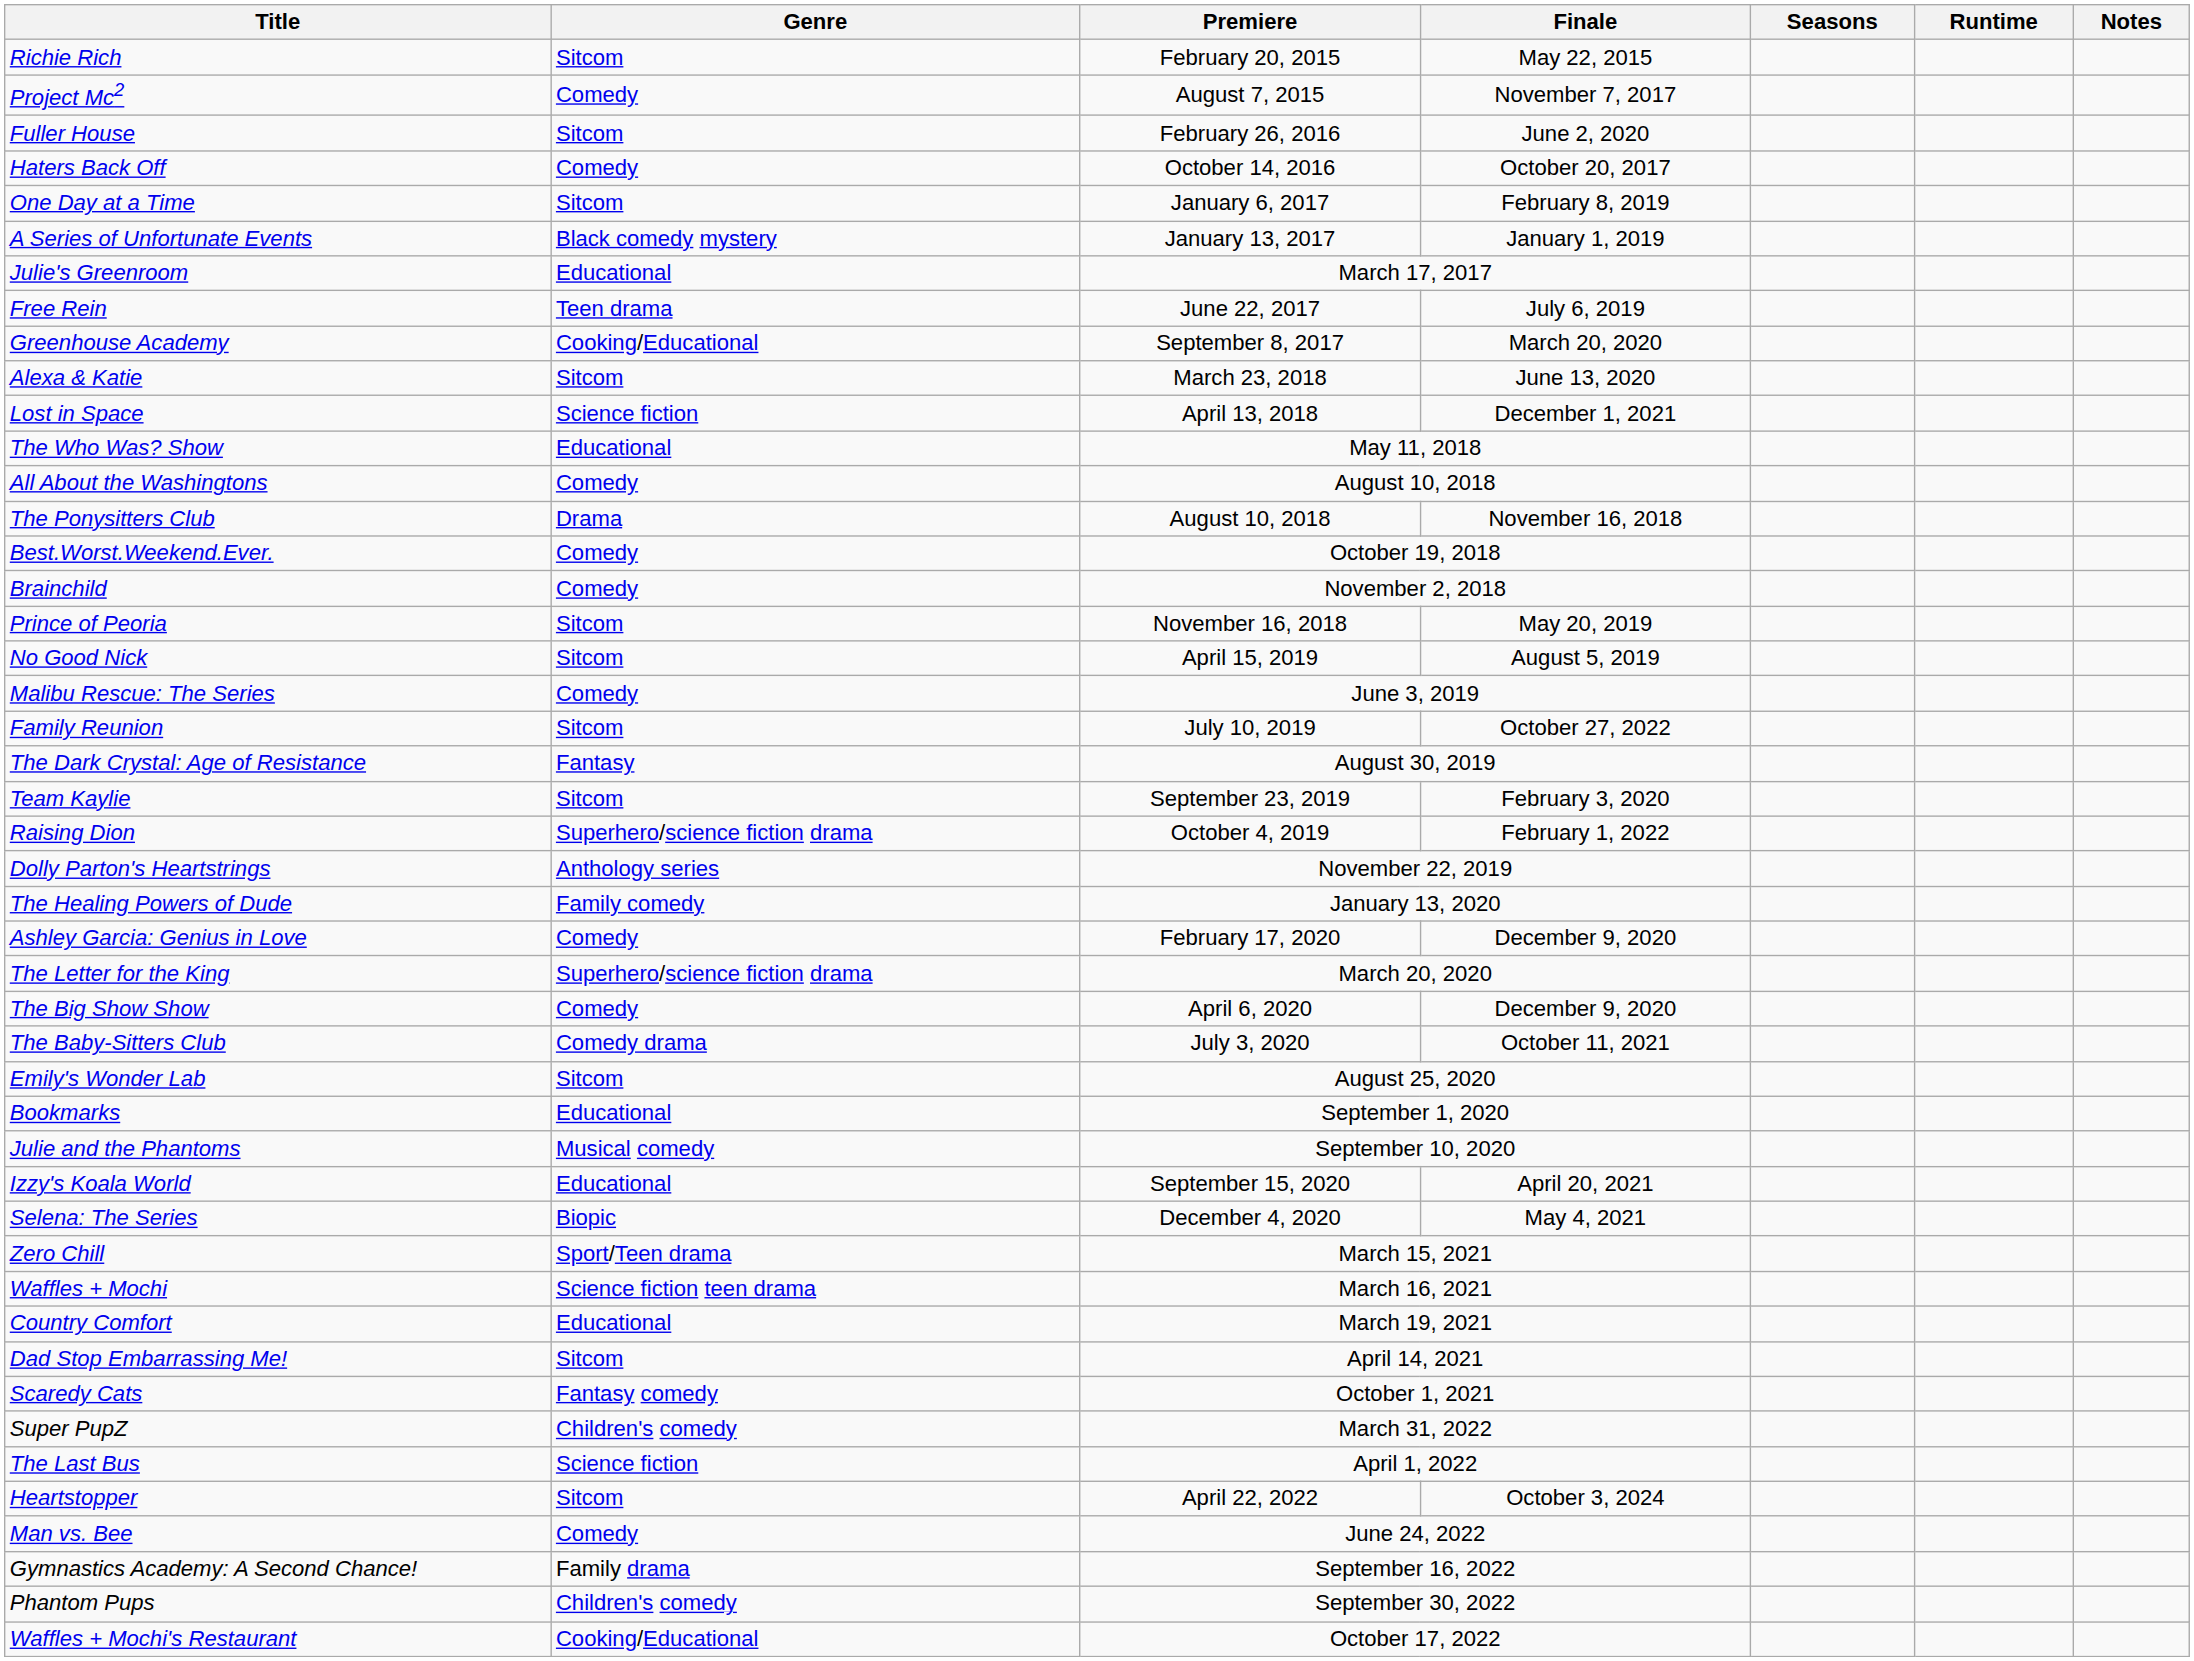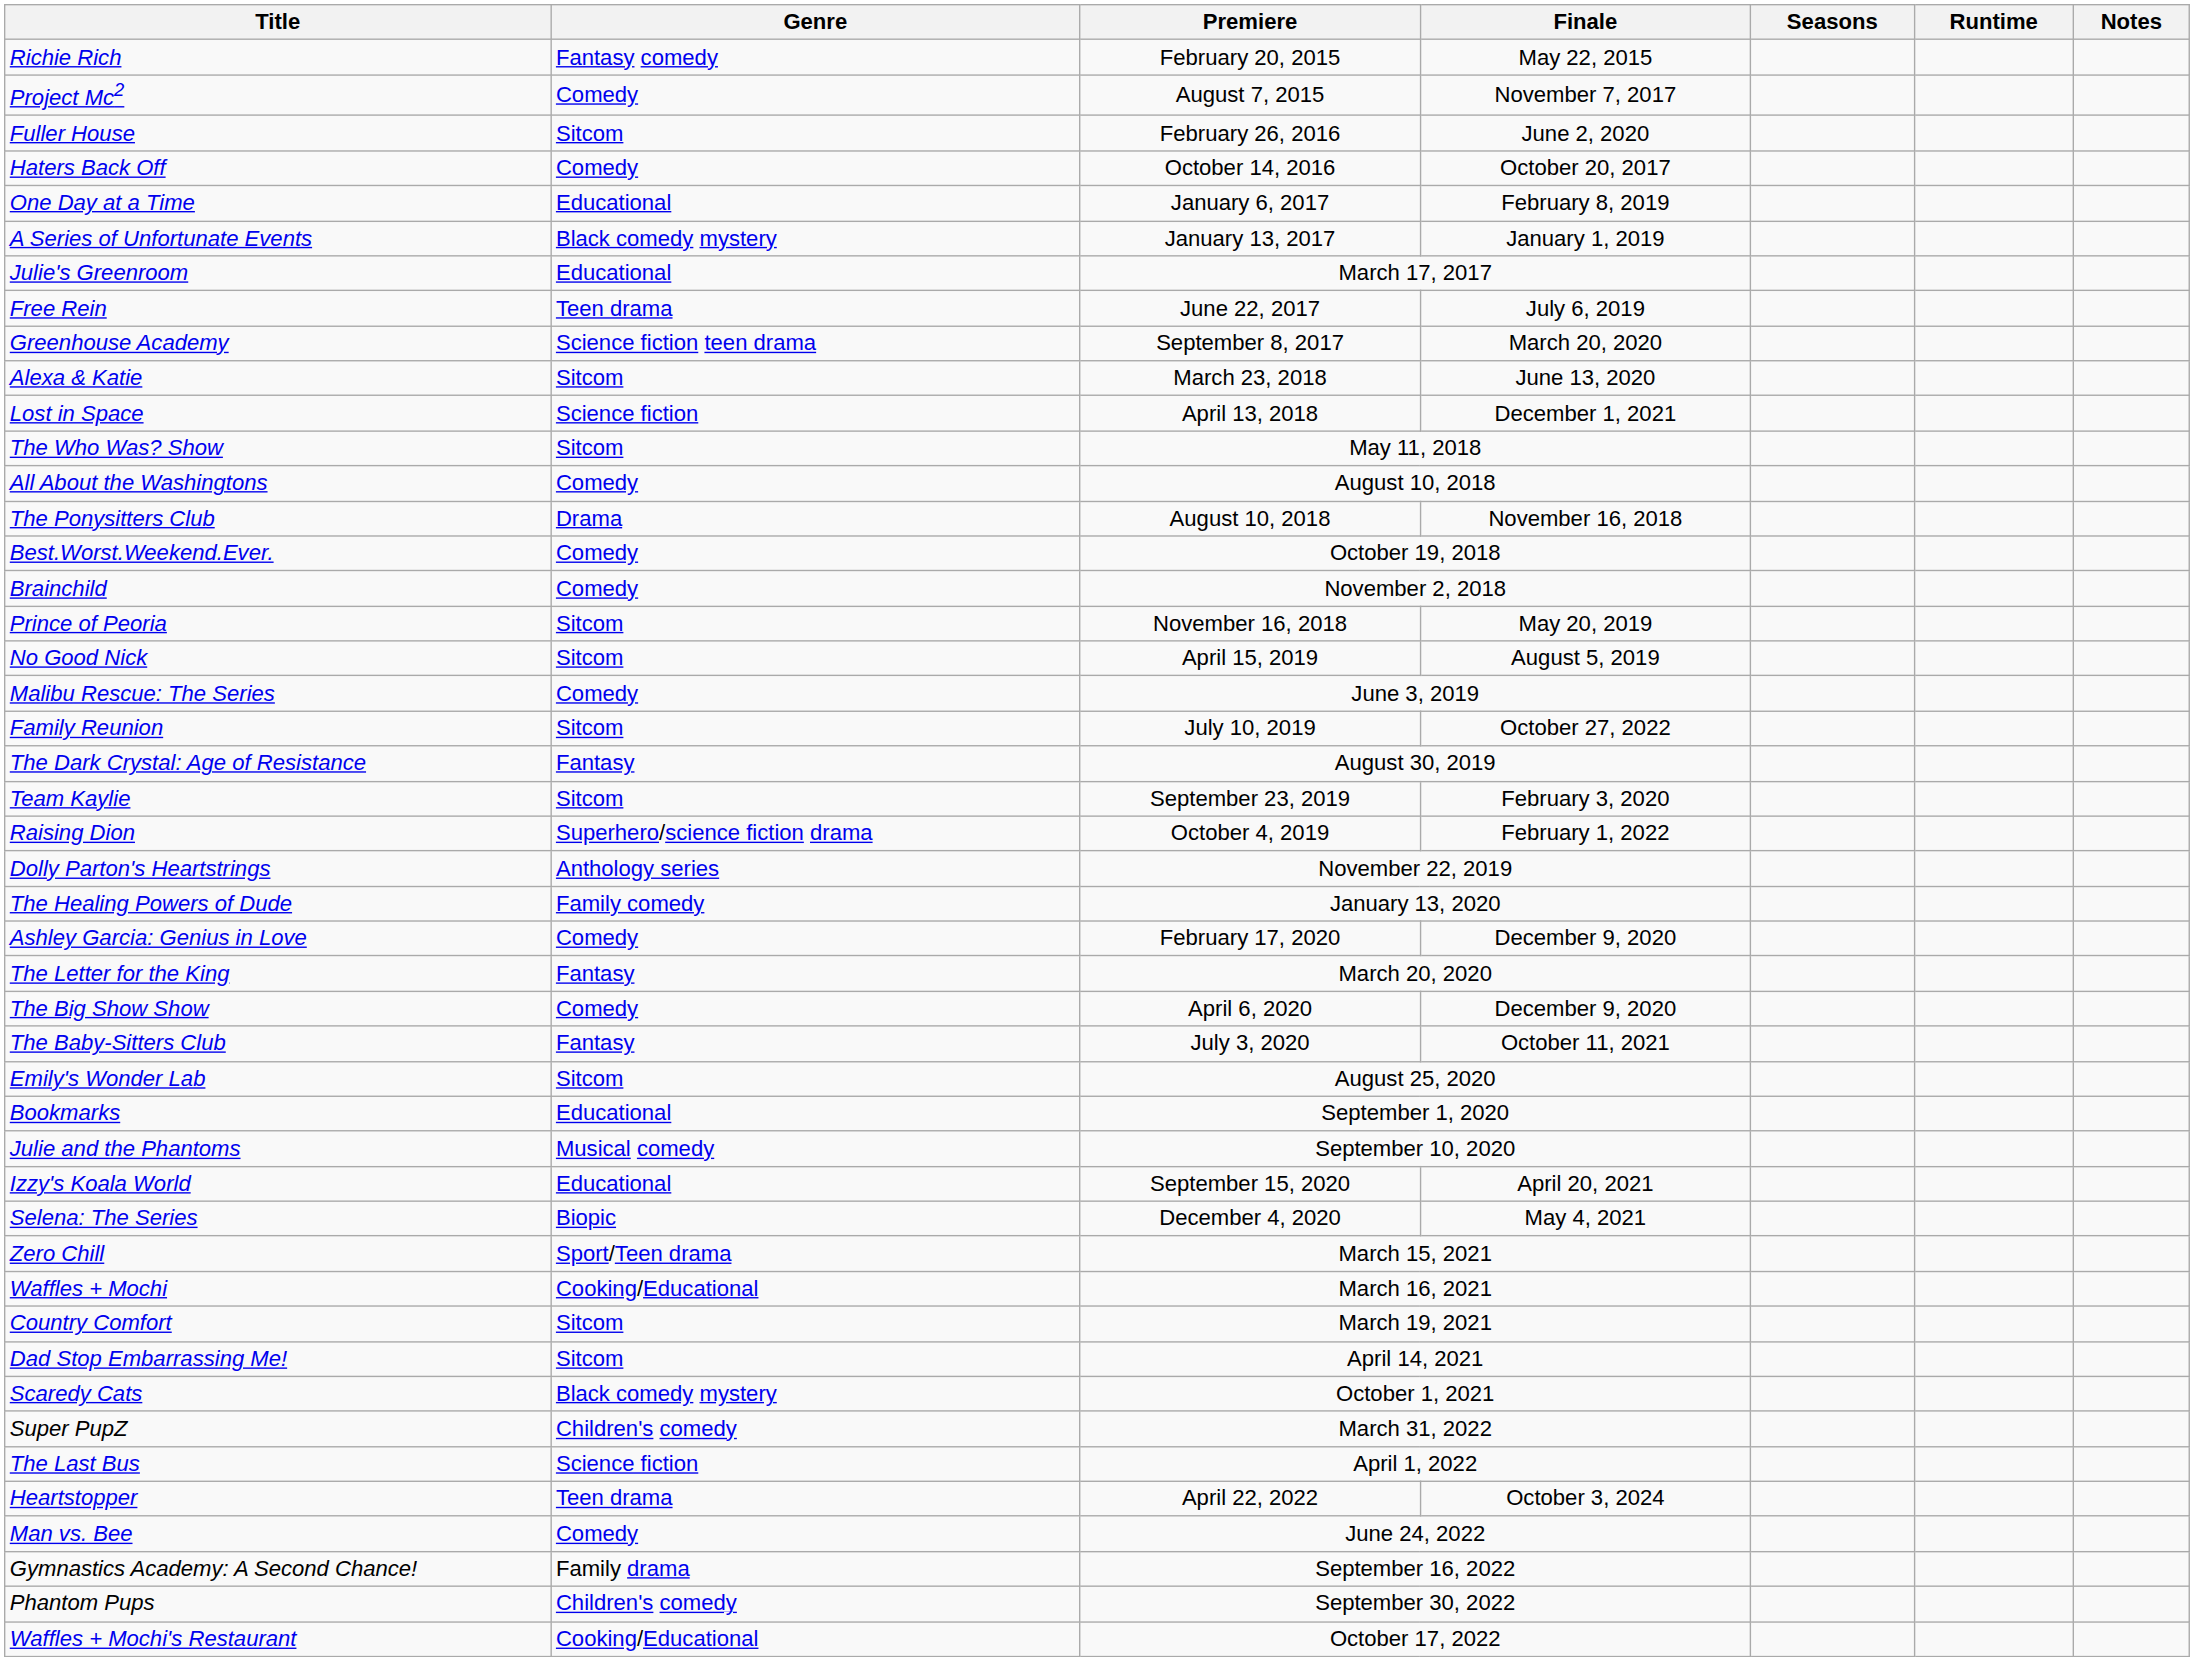(590, 57) Sitcom -> (637, 57) Fantasy comedy
(590, 203) Sitcom -> (614, 203) Educational
(657, 343) Cooking/Educational -> (686, 343) Science fiction teen drama
(614, 448) Educational -> (590, 448) Sitcom
(714, 973) Superhero/science fiction drama -> (595, 973) Fantasy
(631, 1043) Comedy drama -> (595, 1043) Fantasy
(686, 1288) Science fiction teen drama -> (657, 1288) Cooking/Educational
(614, 1323) Educational -> (590, 1323) Sitcom
(637, 1393) Fantasy comedy -> (666, 1393) Black comedy mystery
(590, 1498) Sitcom -> (614, 1498) Teen drama
